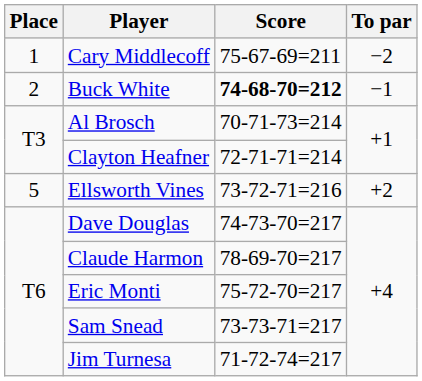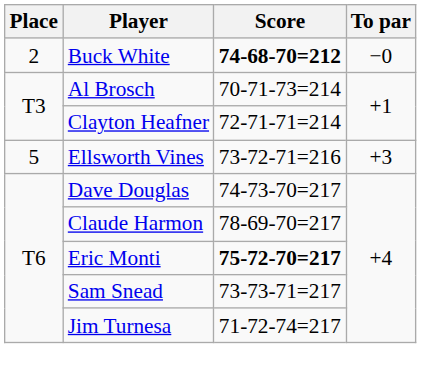- row: (139, 55)
(382, 88) −1 -> (381, 55) −0
(382, 190) +2 -> (381, 156) +3
(281, 291) normal -> (280, 257) bold
